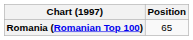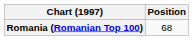(167, 27) 65 -> (167, 27) 68
